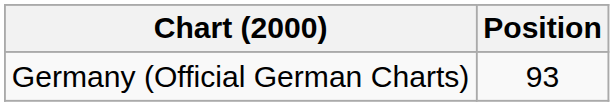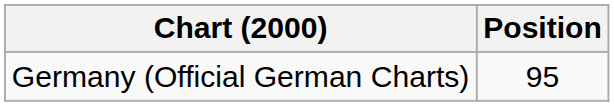(543, 76) 93 -> (543, 76) 95
